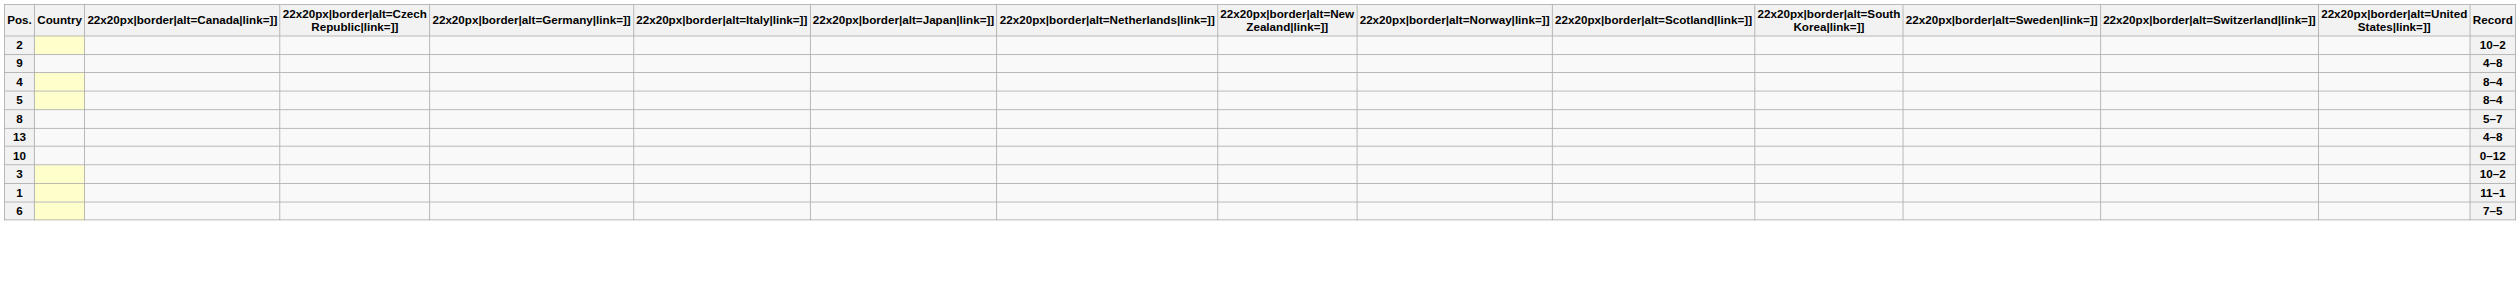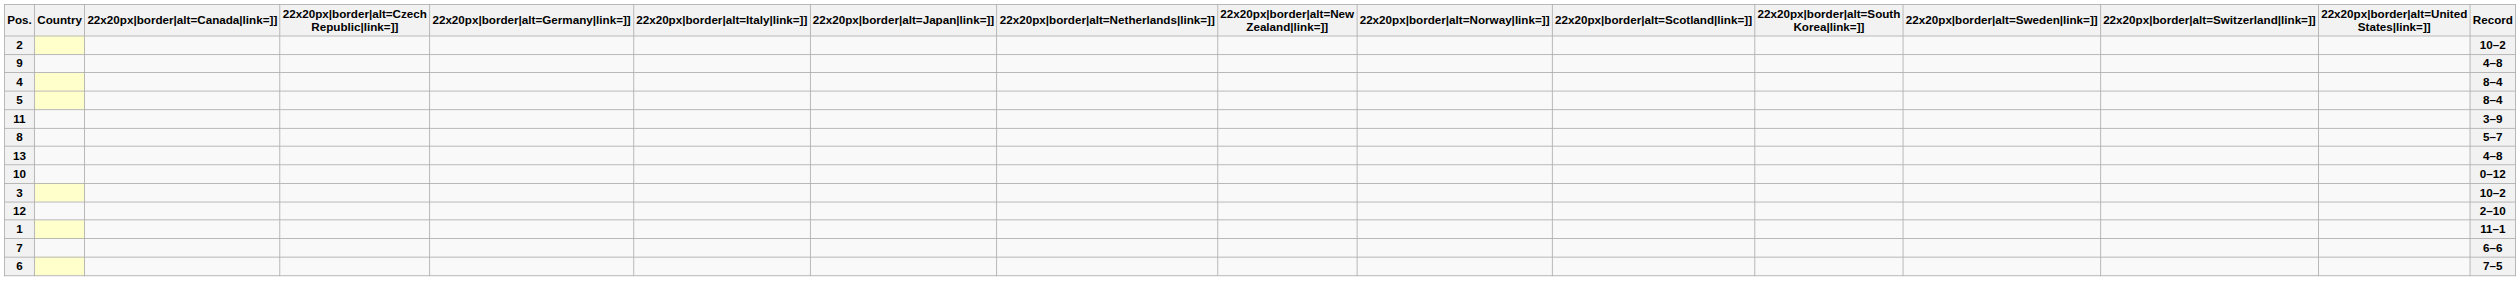+ row: (19, 119)
+ row: (19, 211)
+ row: (19, 248)
